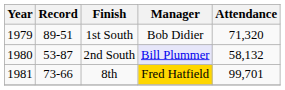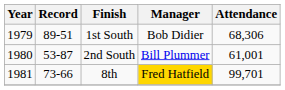(246, 34) 71,320 -> (246, 34) 68,306
(175, 54) lavender background -> (175, 54) no background
(246, 54) 58,132 -> (246, 54) 61,001
